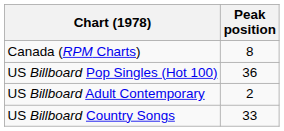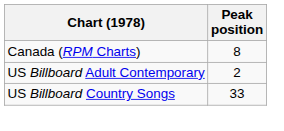- row: (112, 72)
